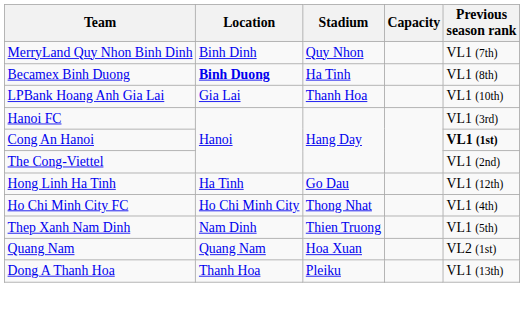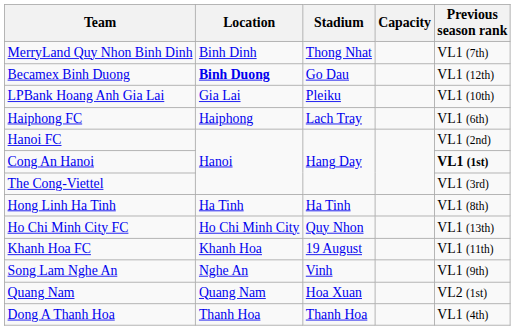(335, 52) Quy Nhon -> (339, 52) Thong Nhat
(328, 74) Ha Tinh -> (327, 74) Go Dau
(472, 74) VL1 (8th) -> (466, 74) VL1 (12th)
(337, 96) Thanh Hoa -> (323, 96) Pleiku
+ row: (45, 118)
(472, 118) VL1 (3rd) -> (464, 140) VL1 (2nd)
(473, 161) VL1 (2nd) -> (463, 183) VL1 (3rd)
(327, 183) Go Dau -> (328, 205) Ha Tinh
(475, 183) VL1 (12th) -> (463, 205) VL1 (8th)
(339, 205) Thong Nhat -> (335, 227) Quy Nhon
(472, 205) VL1 (4th) -> (466, 227) VL1 (13th)
+ row: (49, 249)
- row: (69, 227)
+ row: (62, 270)
(323, 270) Pleiku -> (337, 314) Thanh Hoa
(475, 270) VL1 (13th) -> (463, 314) VL1 (4th)
